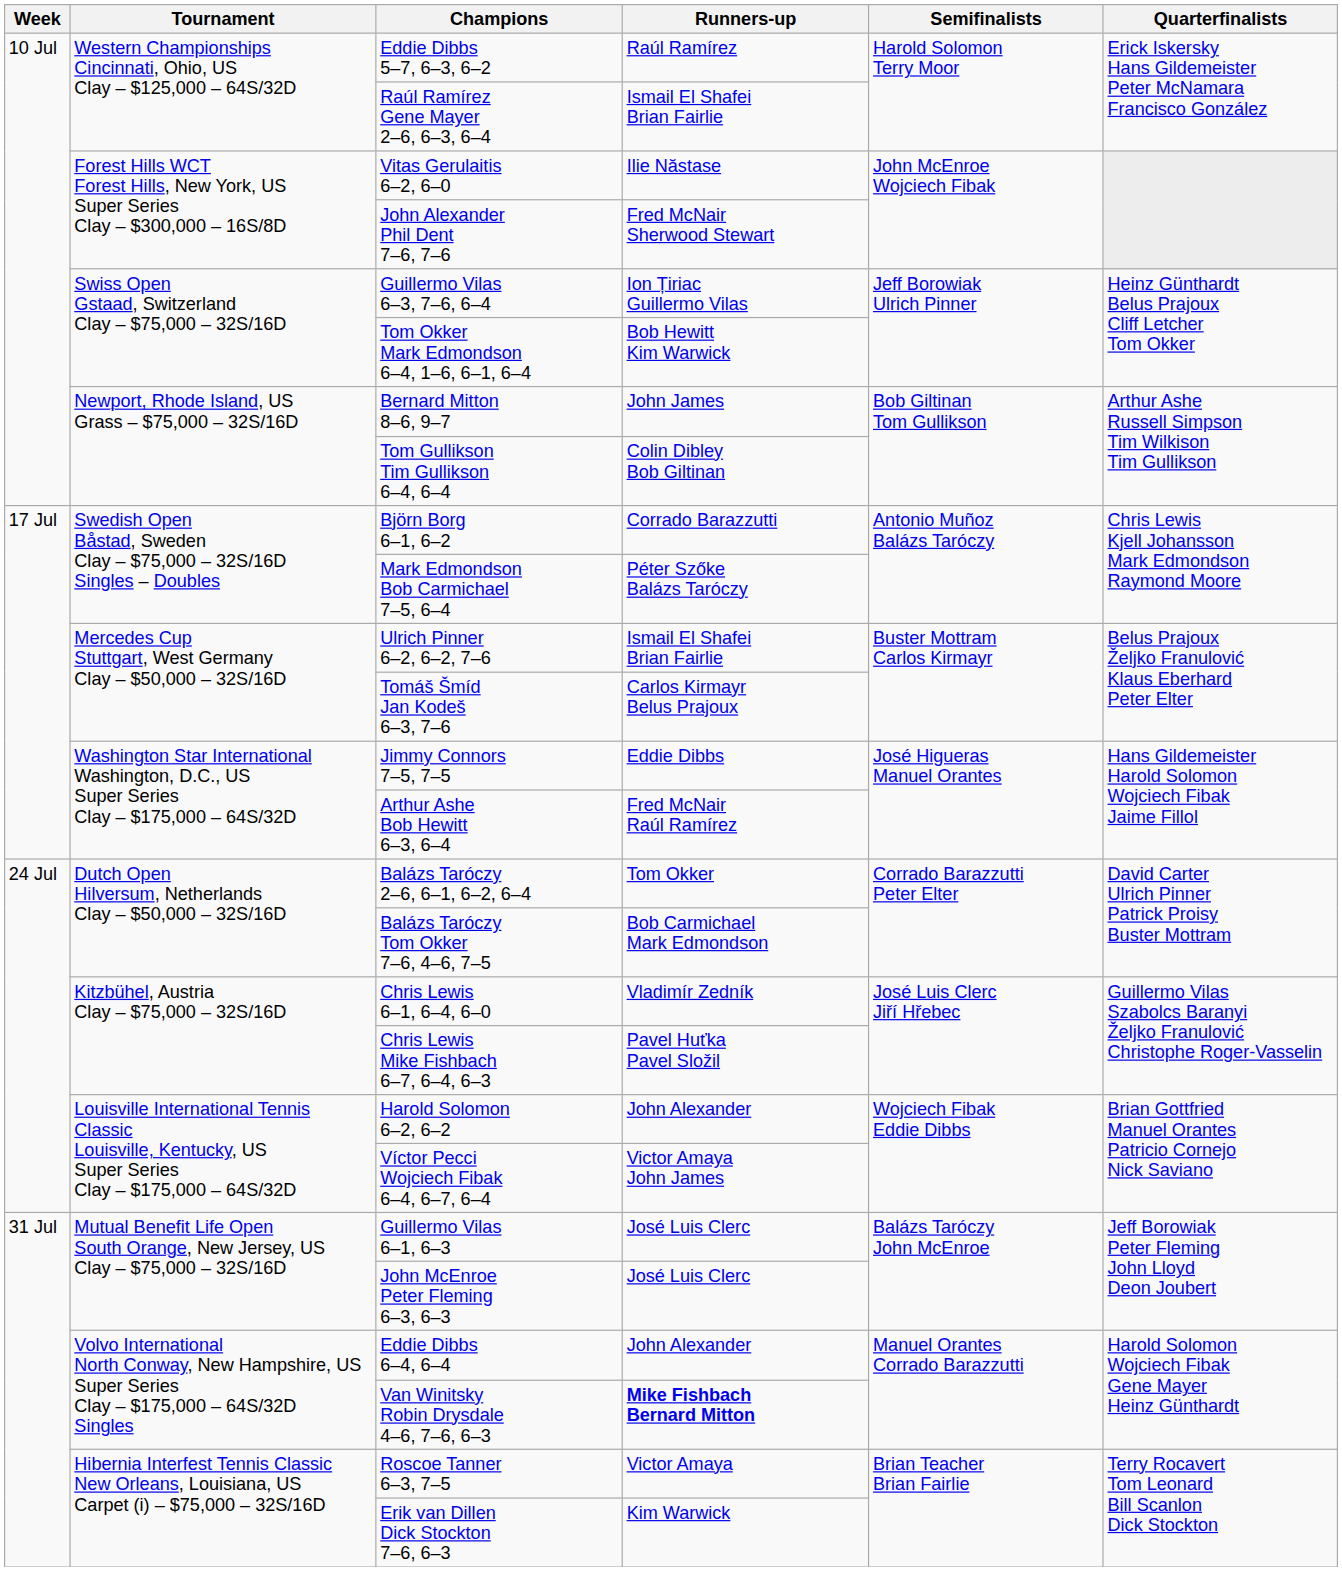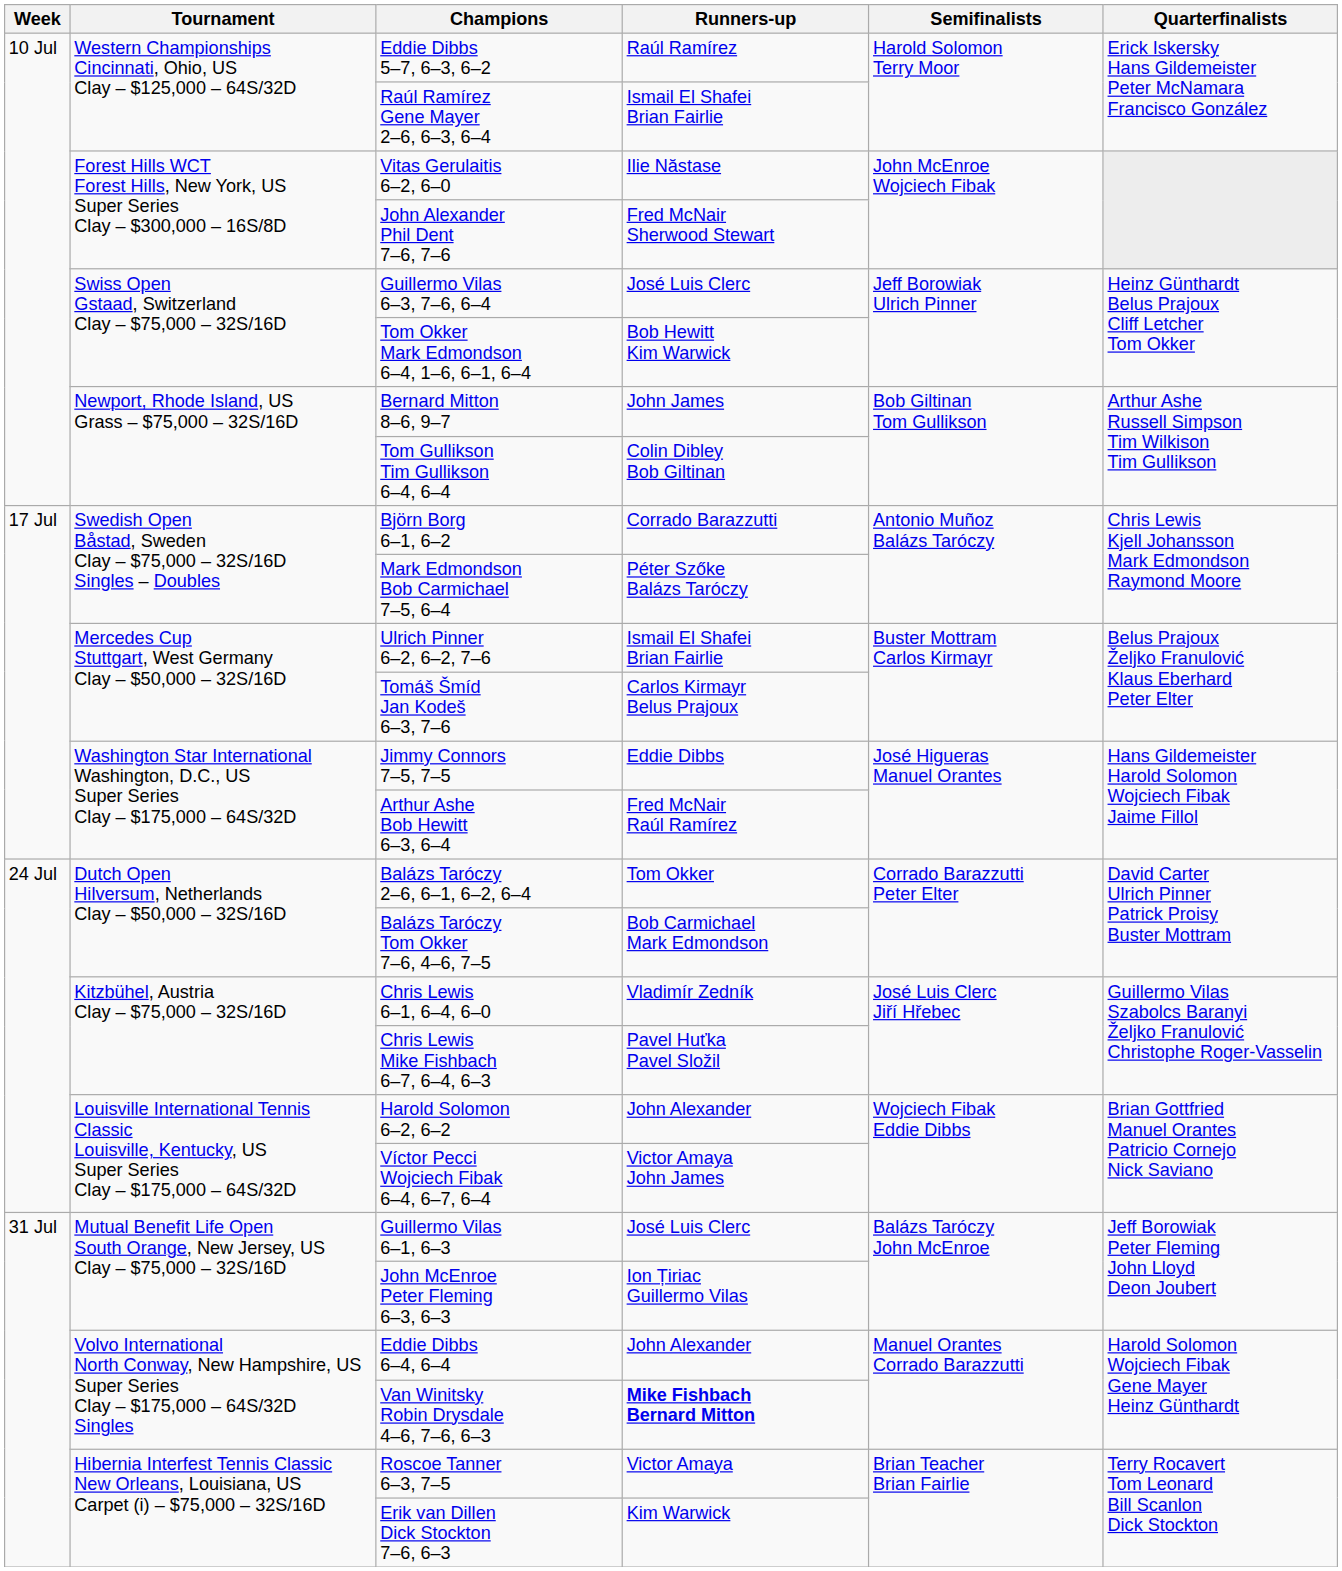(687, 294) Ion Țiriac Guillermo Vilas -> (688, 284) José Luis Clerc
(688, 1276) José Luis Clerc -> (687, 1286) Ion Țiriac Guillermo Vilas
